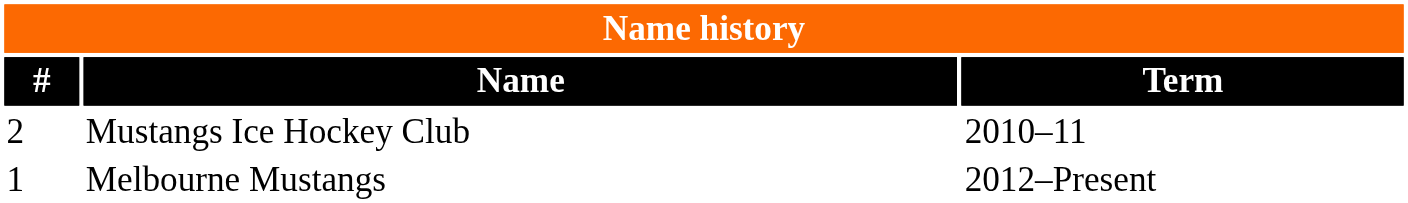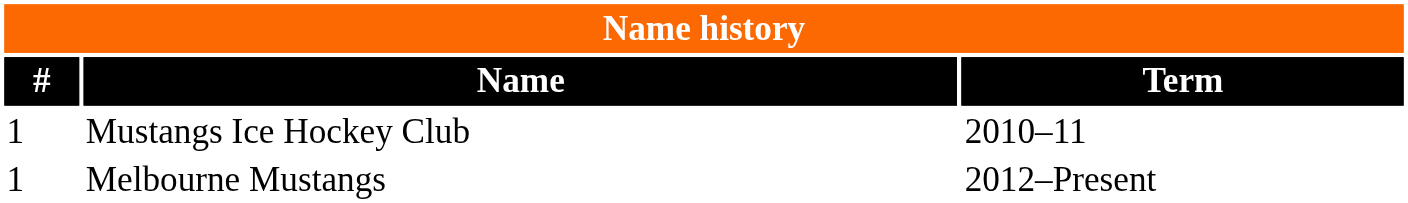(15, 131) 2 -> (15, 131) 1
